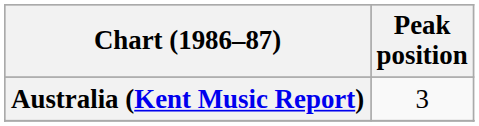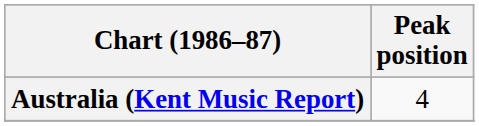(422, 98) 3 -> (422, 98) 4
